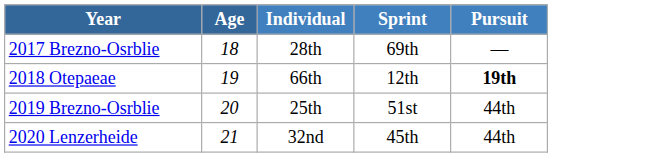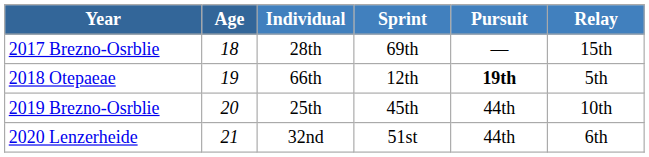+ column: (596, 19)
(402, 108) 51st -> (402, 108) 45th
(402, 137) 45th -> (402, 137) 51st
